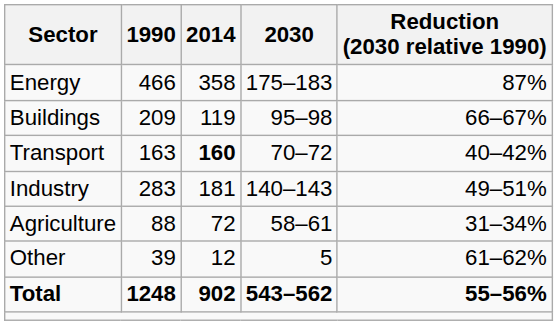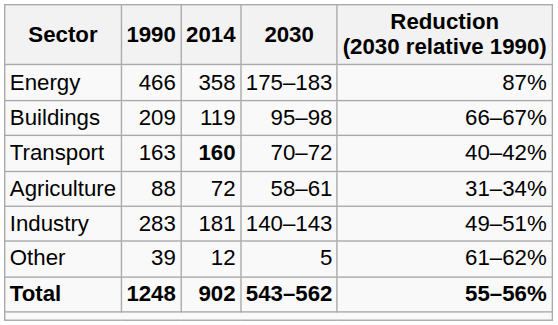rows swapped: (49, 188) <-> (63, 223)
